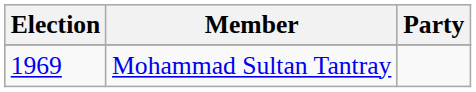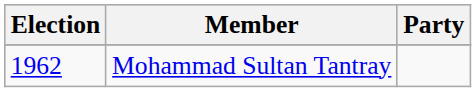(36, 65) 1969 -> (36, 65) 1962
